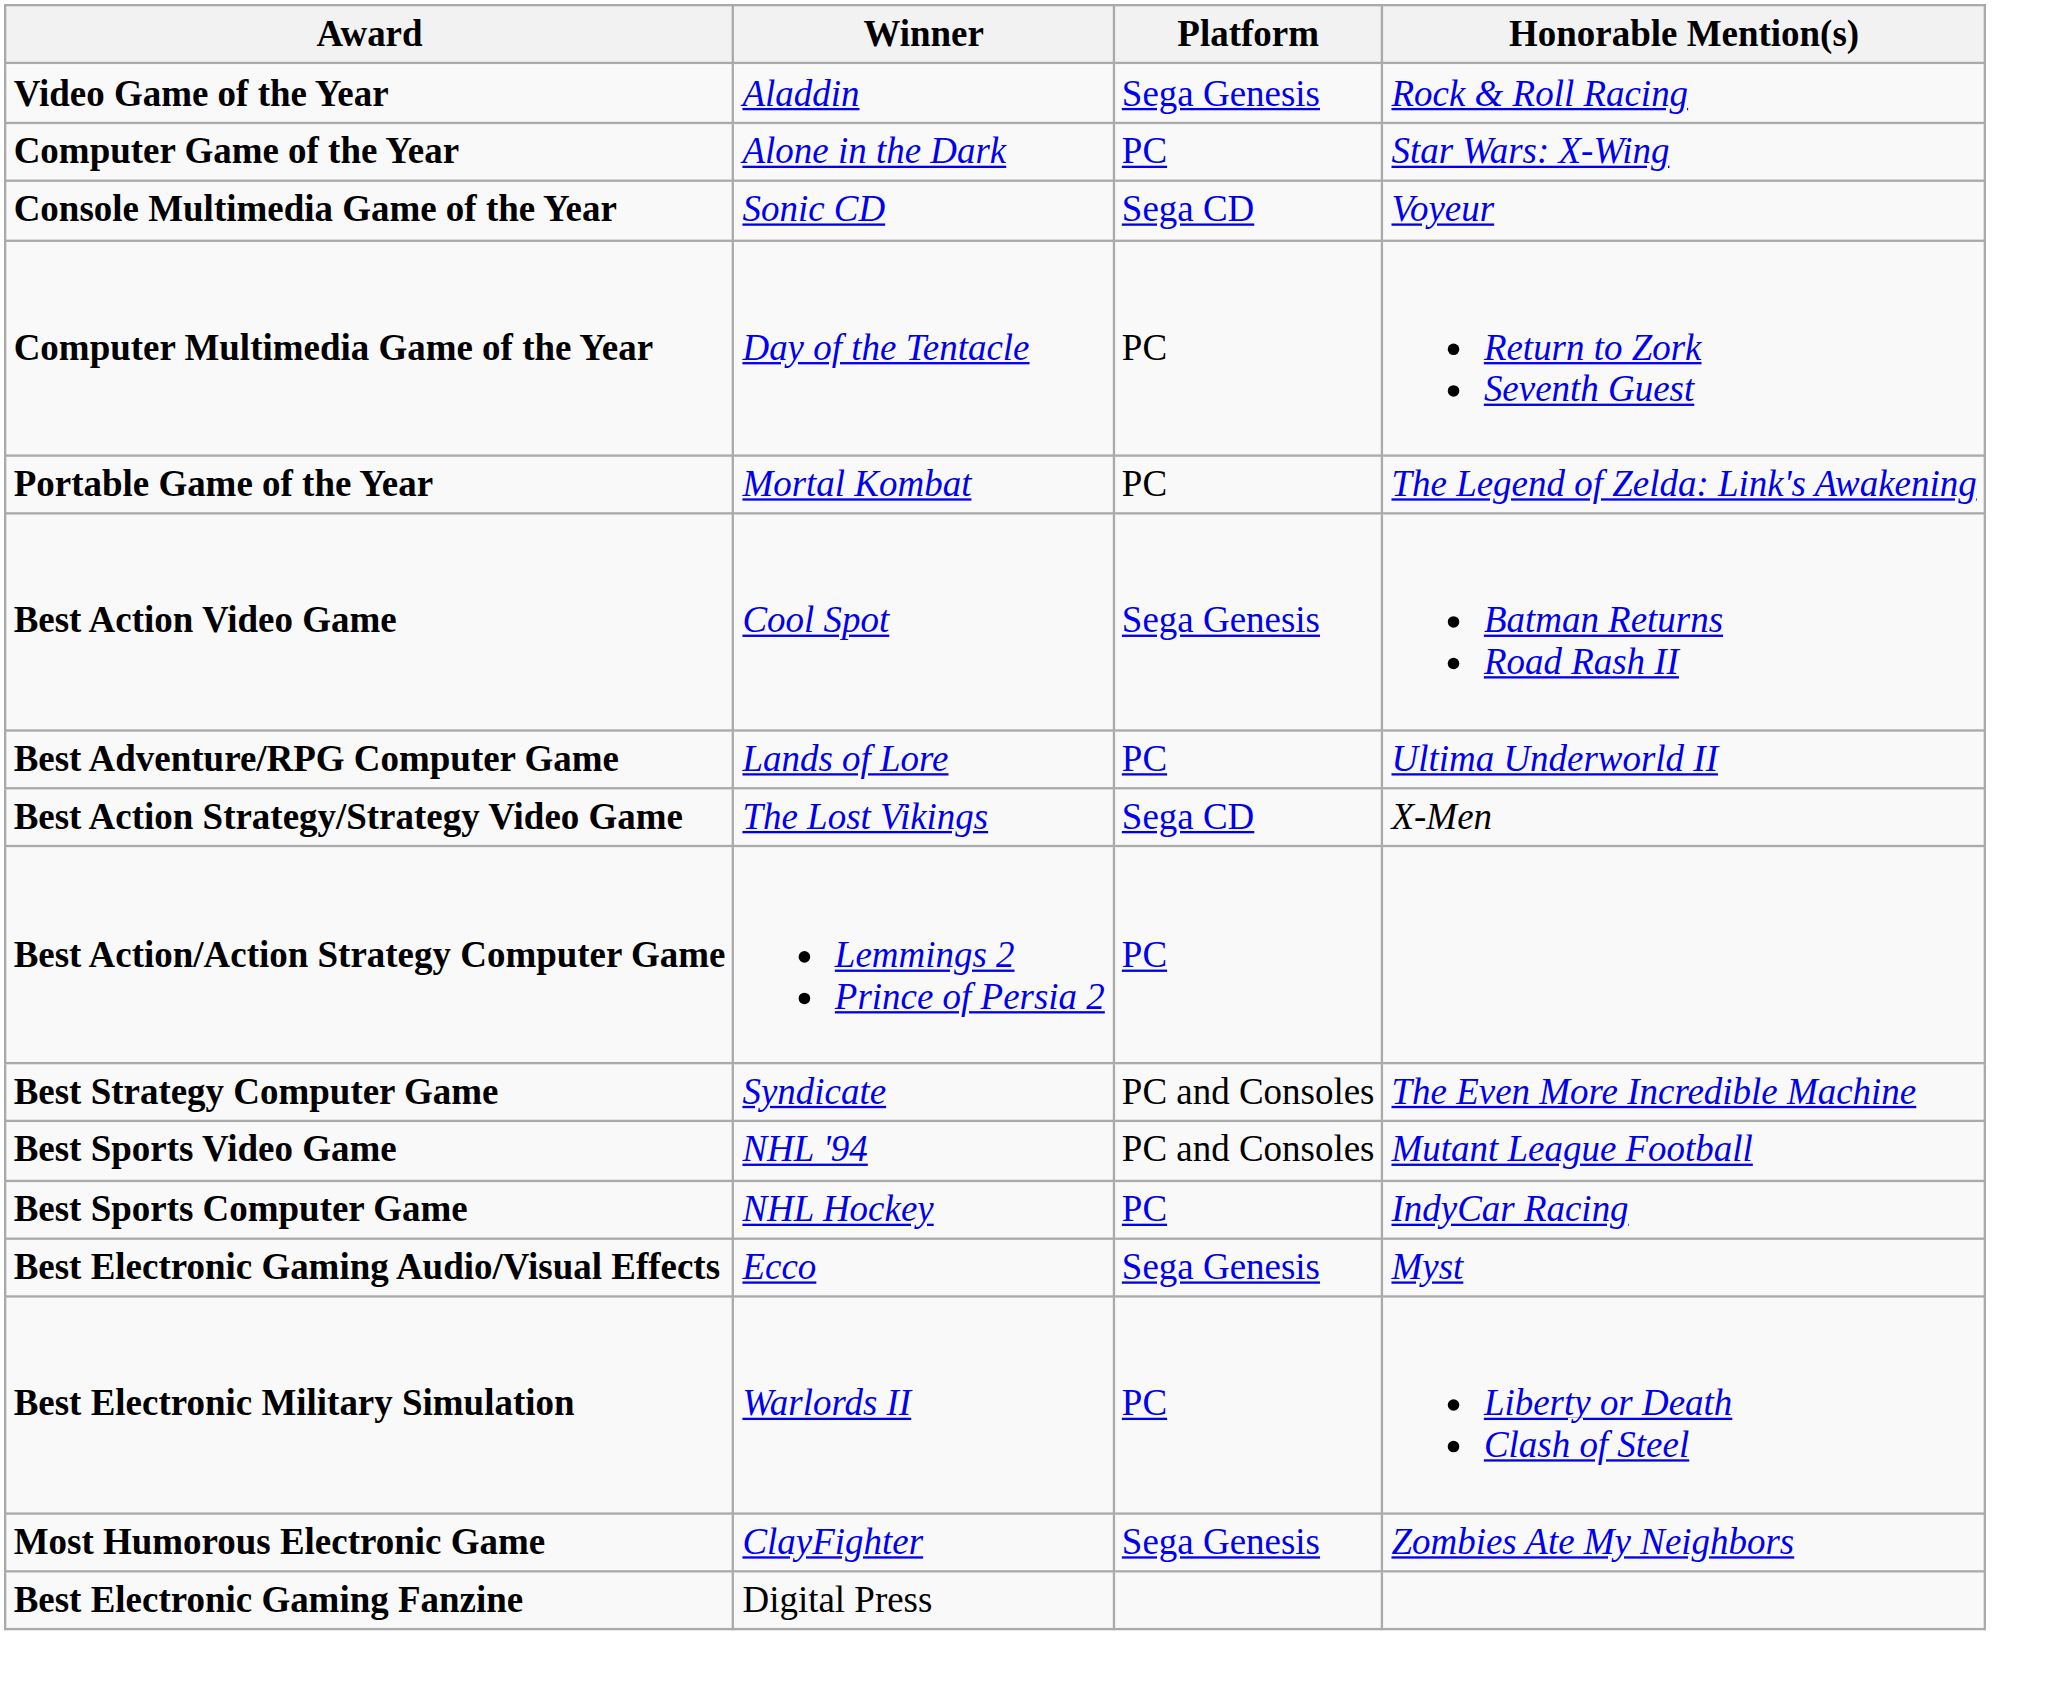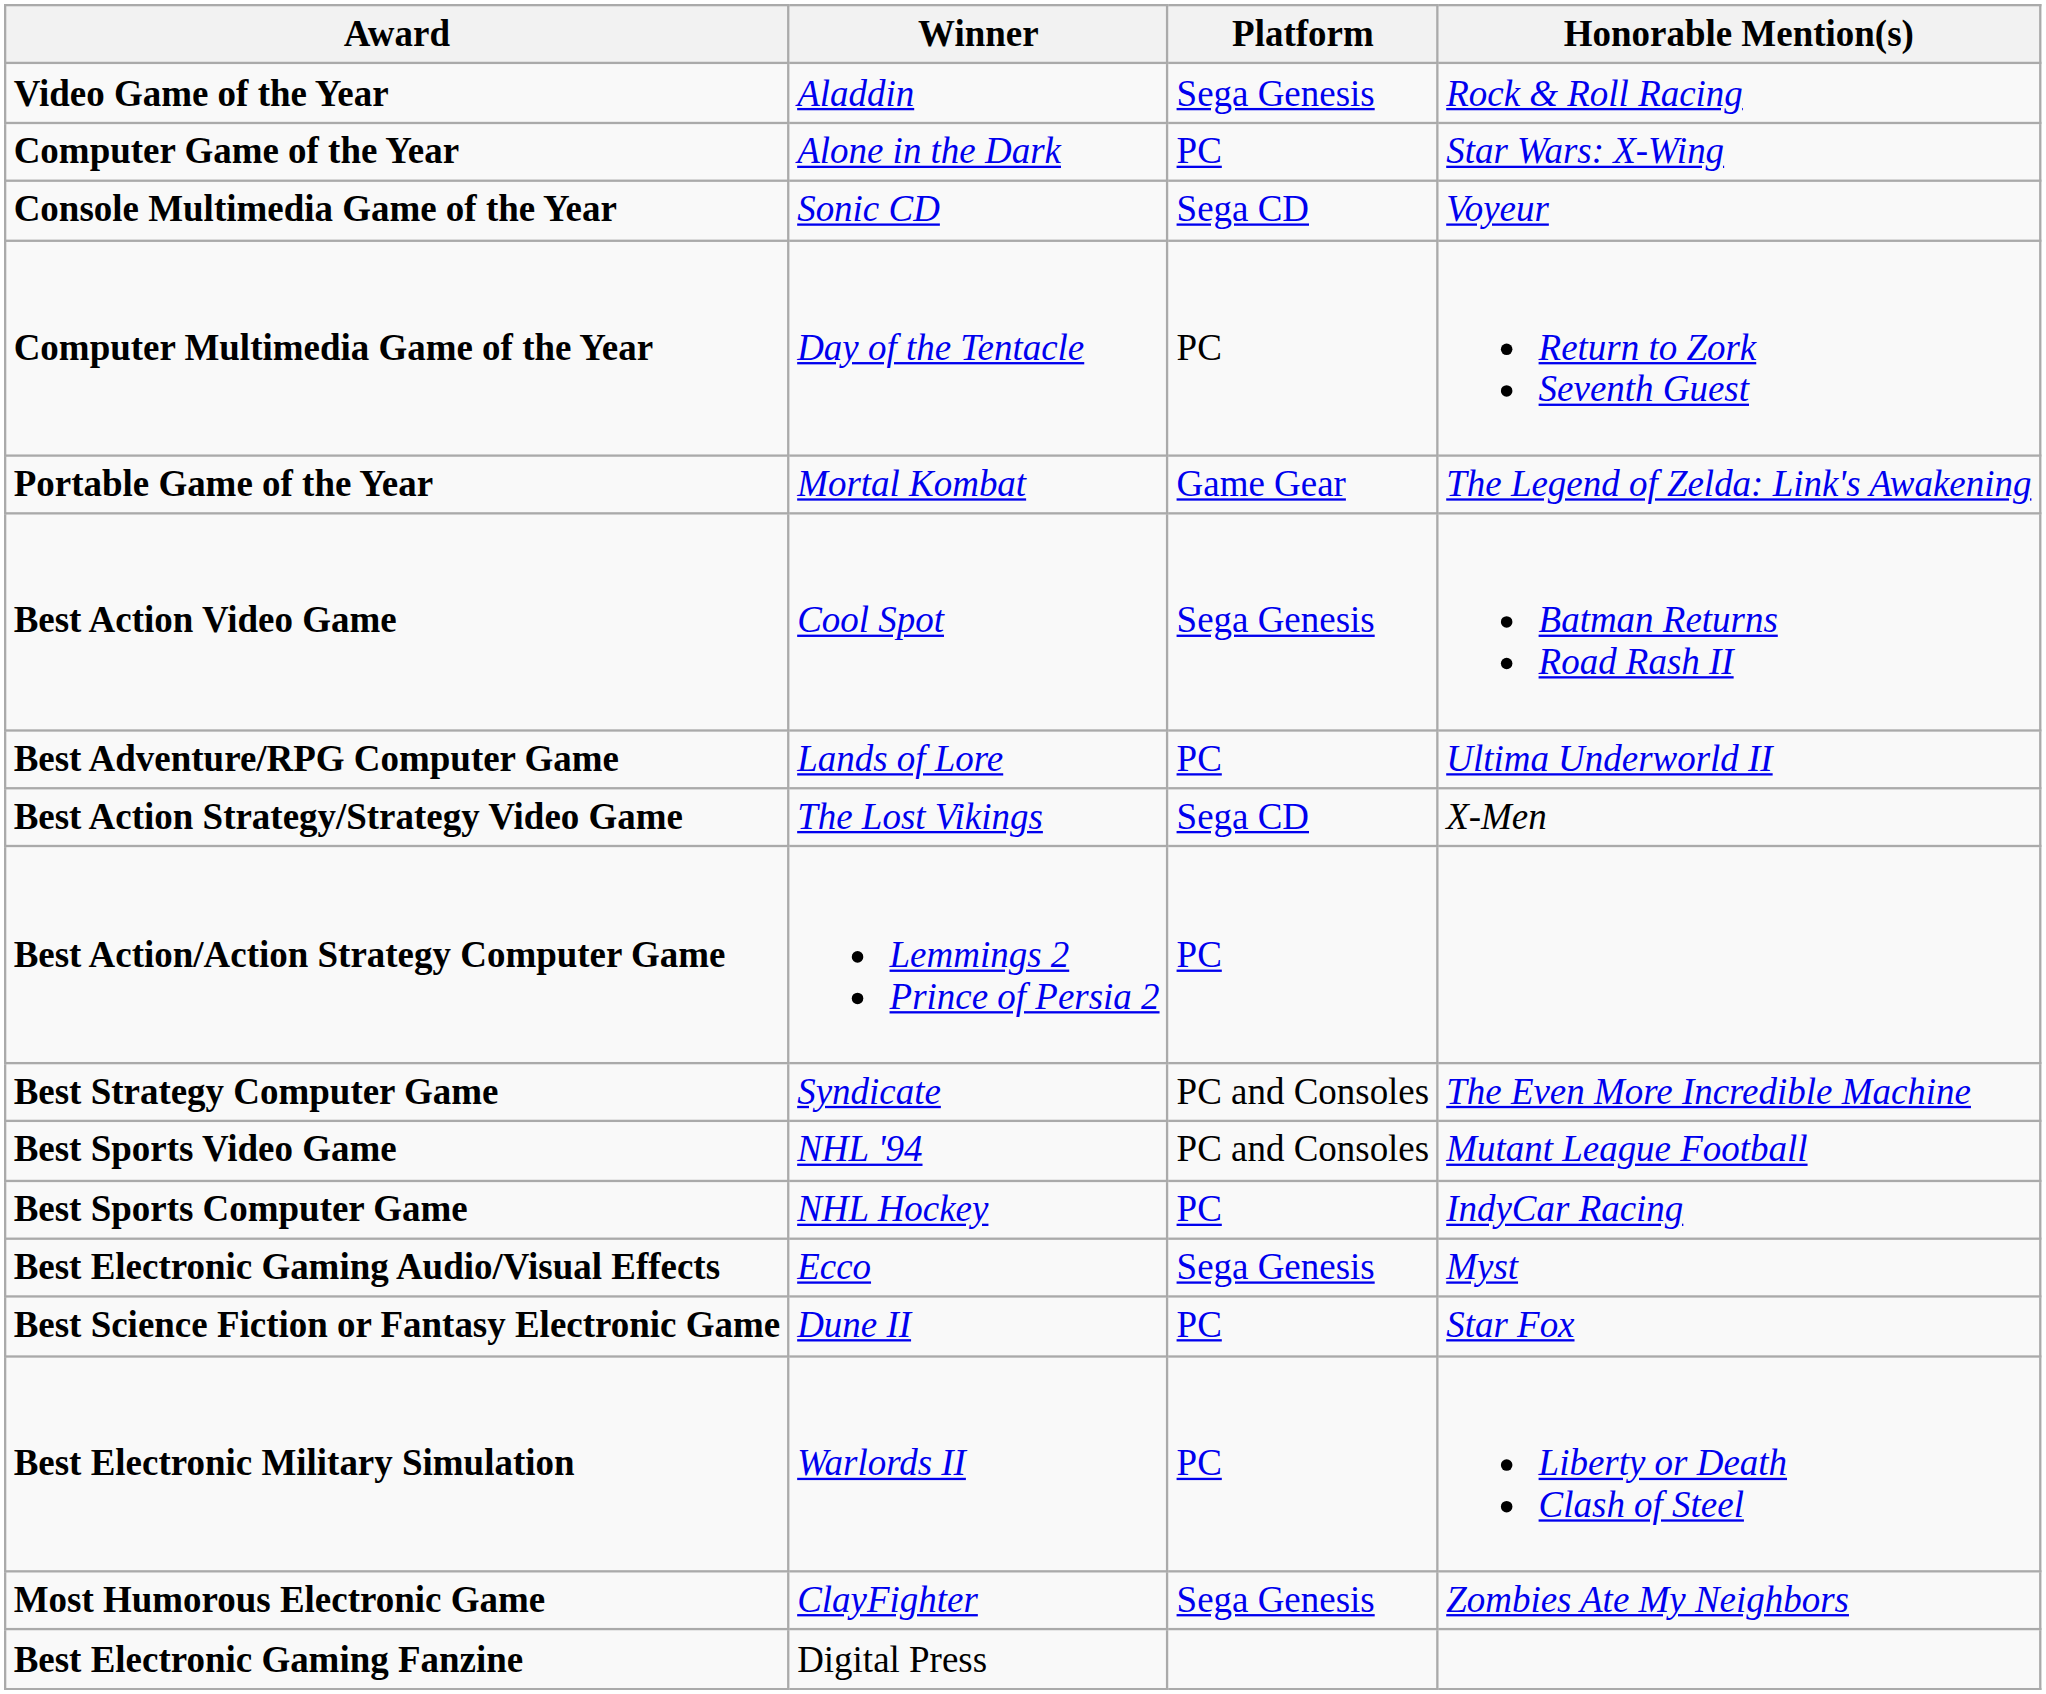(1144, 483) PC -> (1261, 483) Game Gear
+ row: (397, 1325)
